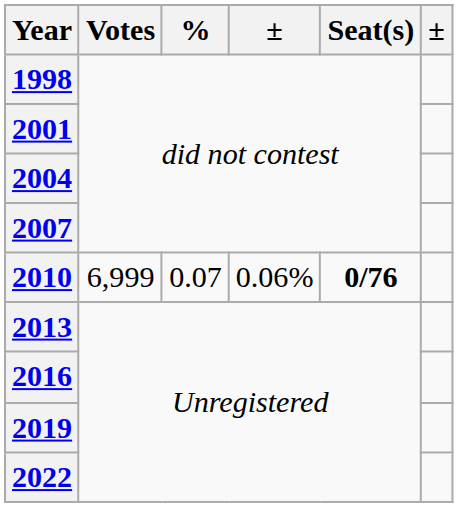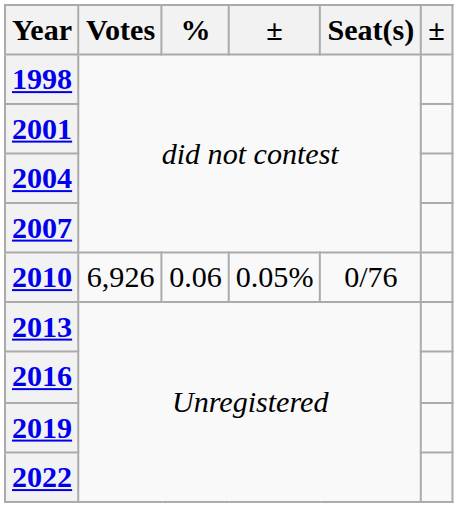(121, 277) 6,999 -> (121, 277) 6,926
(195, 277) 0.07 -> (195, 277) 0.06
(275, 277) 0.06% -> (275, 277) 0.05%
(371, 277) bold -> (371, 277) normal
